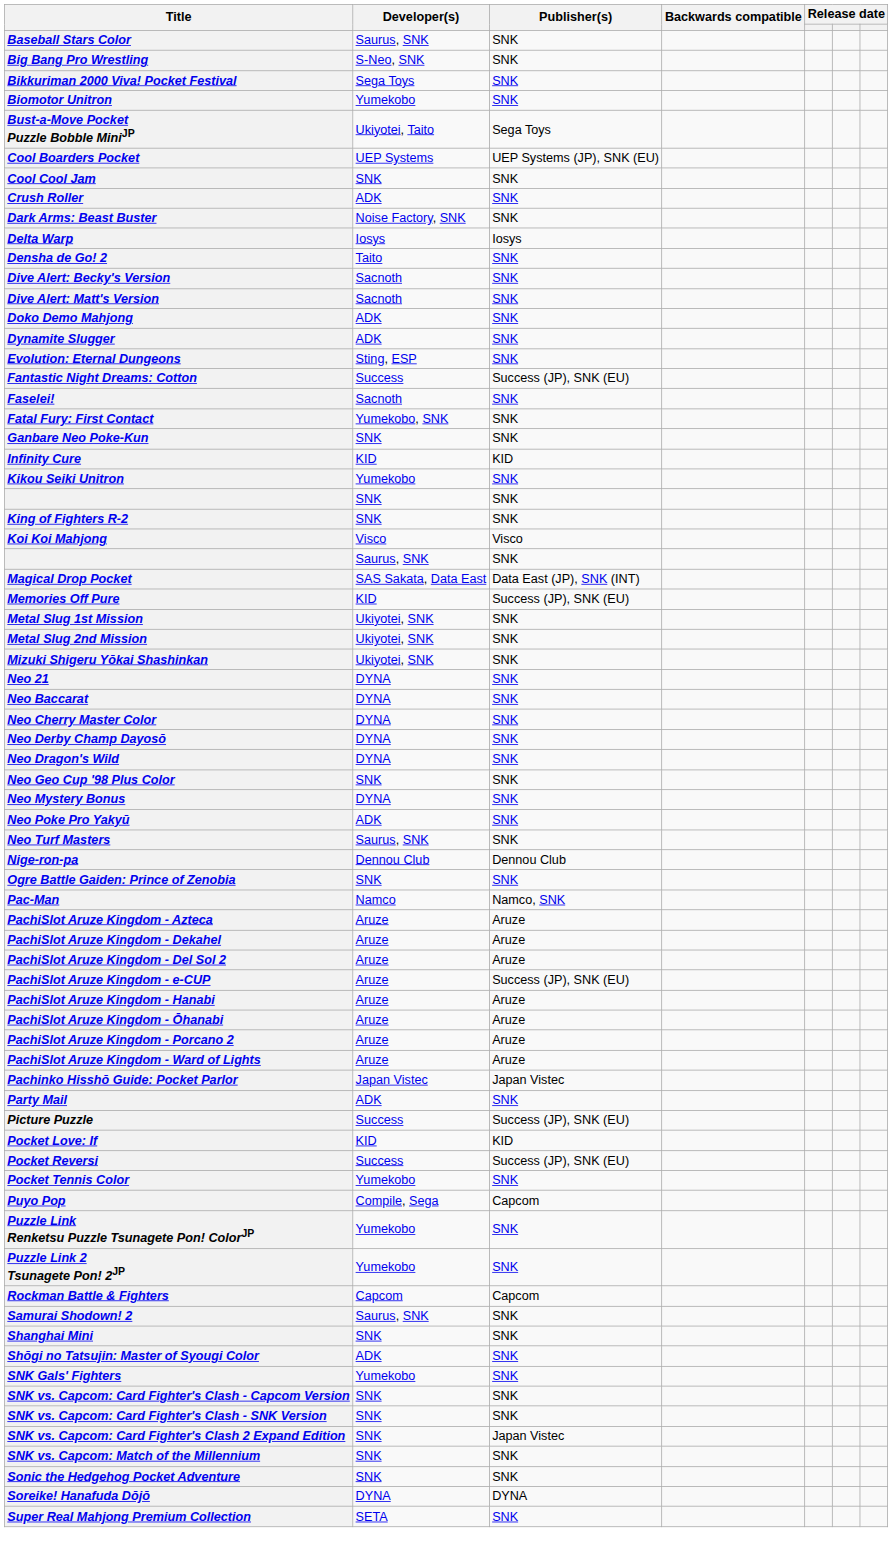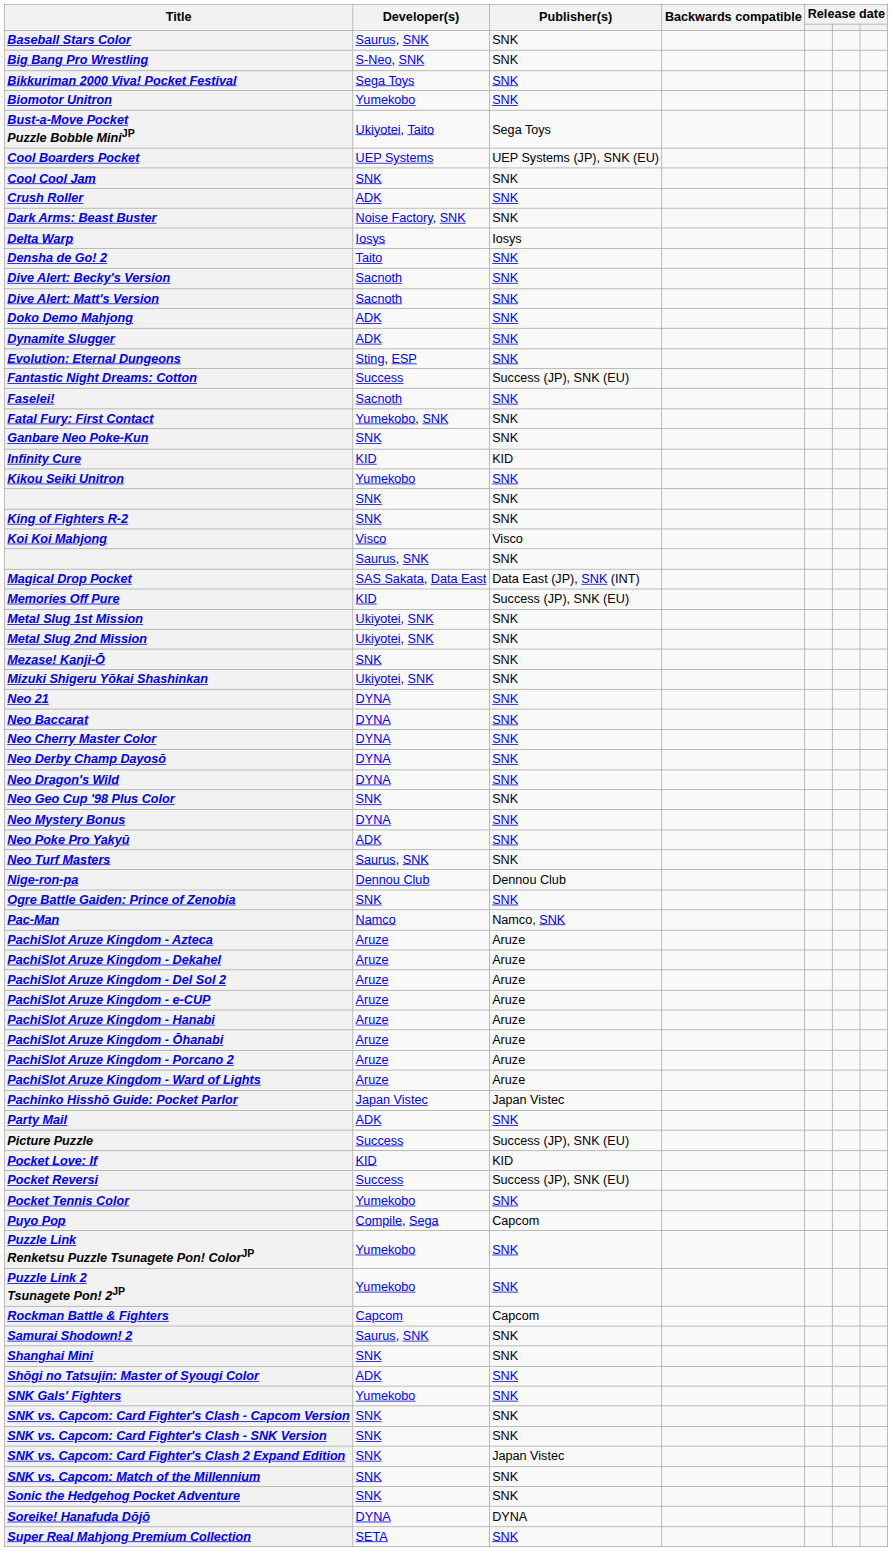+ row: (56, 659)
(561, 980) Success (JP), SNK (EU) -> (509, 1000) Aruze
